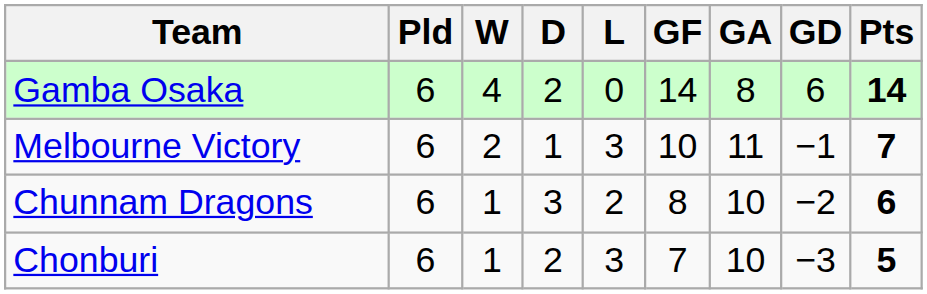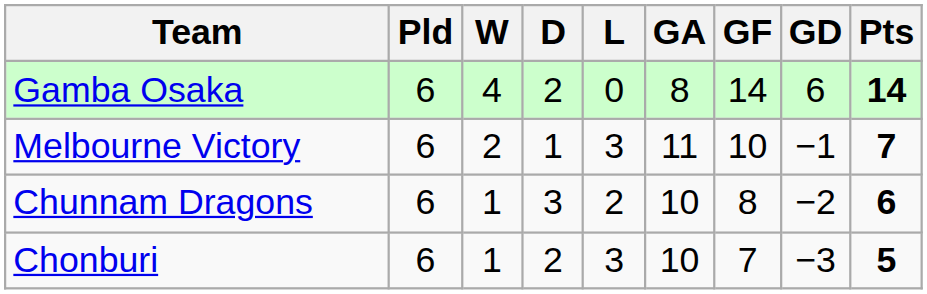columns swapped: (678, 32) <-> (746, 32)
